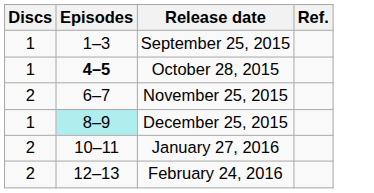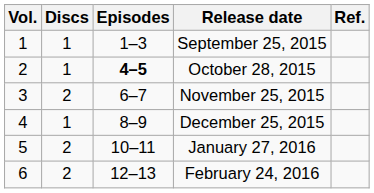+ column: (23, 17)
(97, 122) paleturquoise background -> (133, 122) no background
